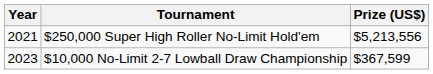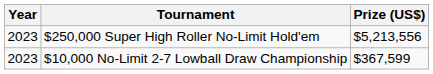(23, 36) 2021 -> (23, 36) 2023
